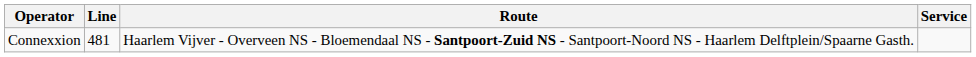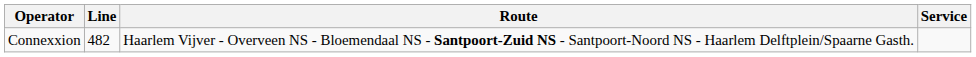(99, 39) 481 -> (99, 39) 482
